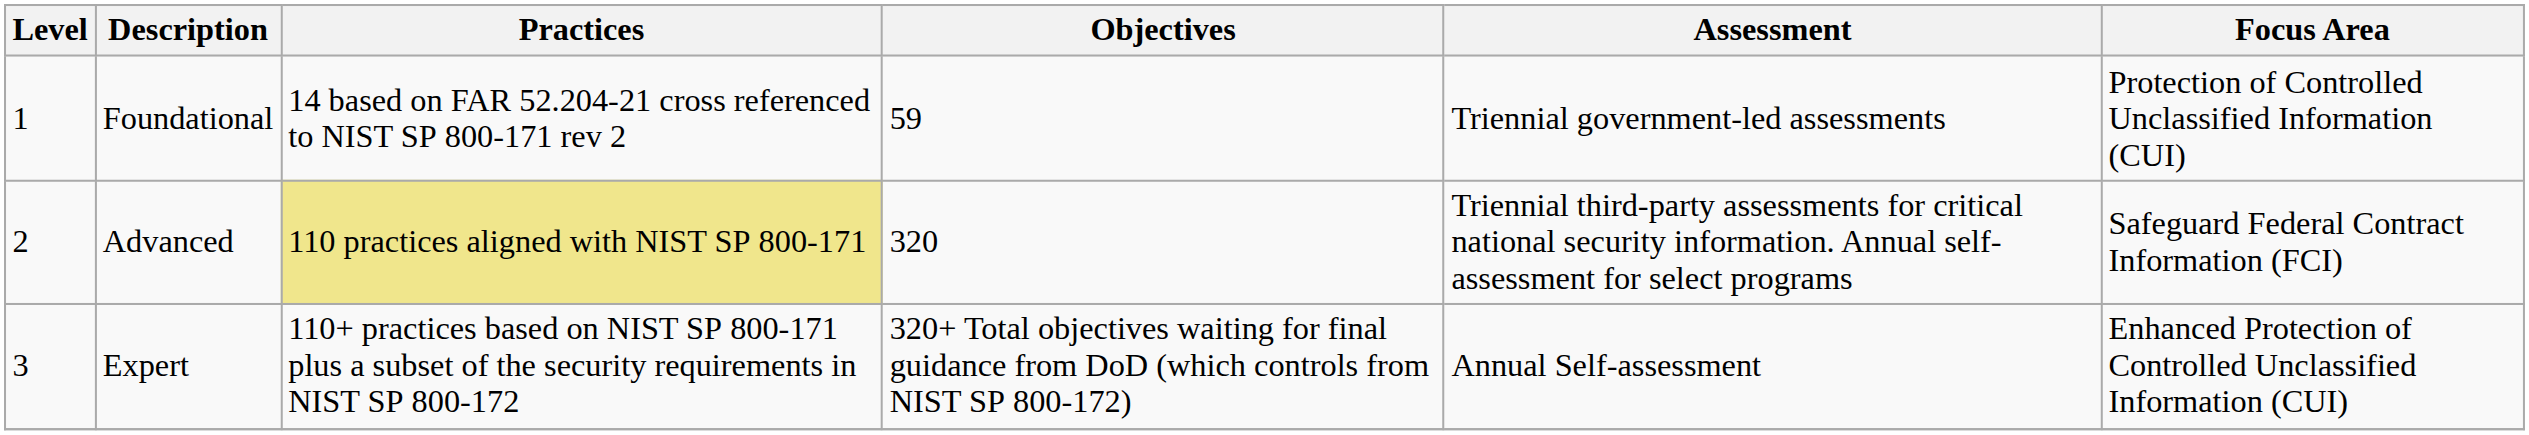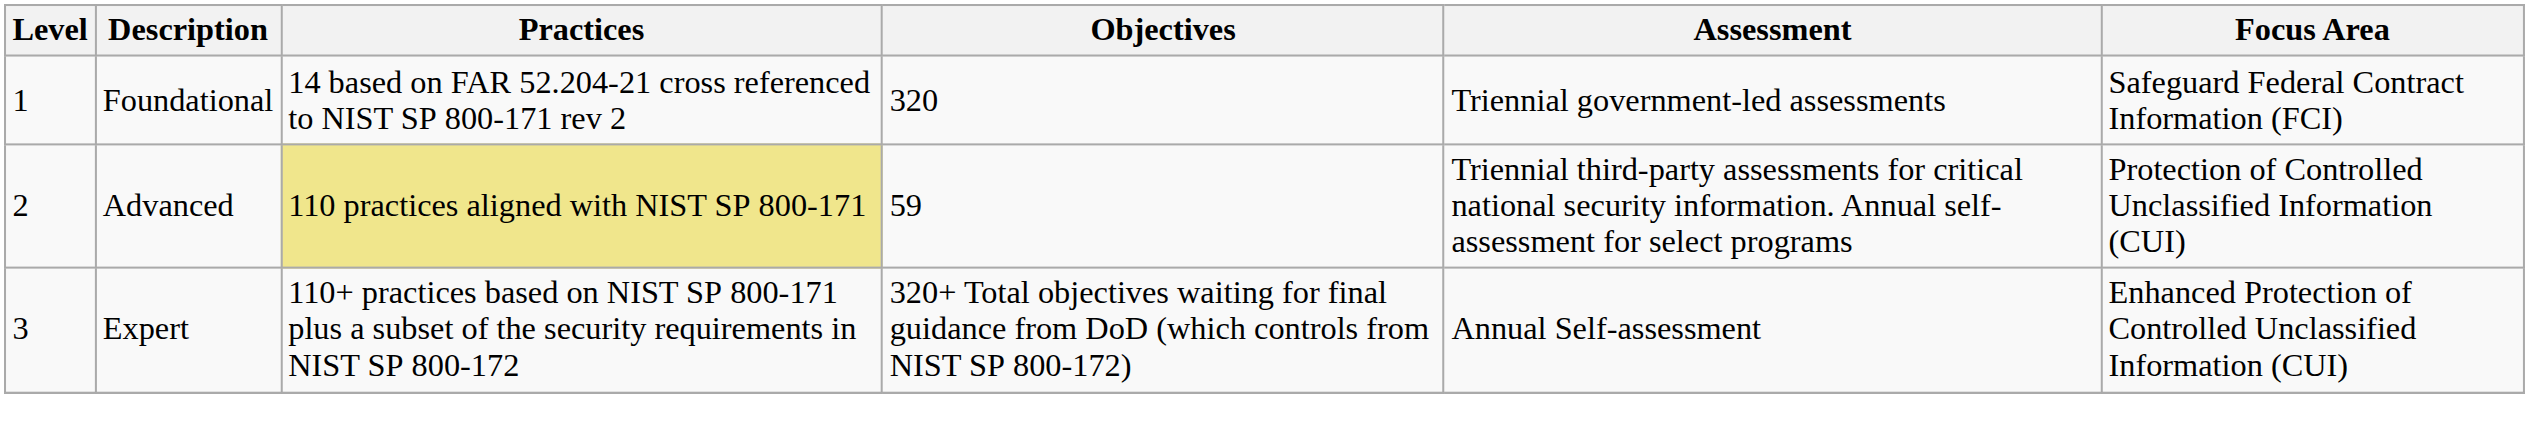(906, 117) 59 -> (914, 99) 320
(2271, 117) Protection of Controlled Unclassified Information (CUI) -> (2286, 99) Safeguard Federal Contract Information (FCI)
(914, 241) 320 -> (906, 205) 59
(2286, 241) Safeguard Federal Contract Information (FCI) -> (2271, 205) Protection of Controlled Unclassified Information (CUI)
